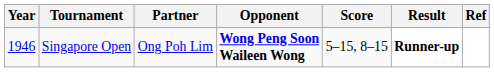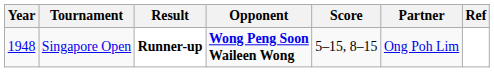columns swapped: (175, 16) <-> (427, 16)
(22, 47) 1946 -> (22, 47) 1948
